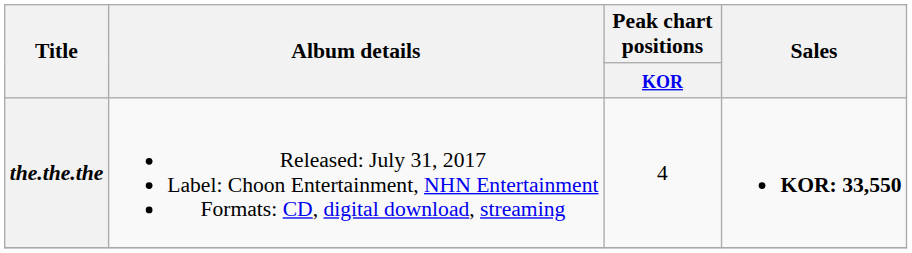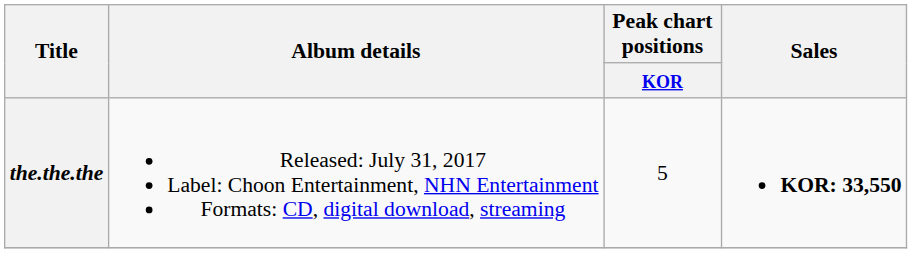(662, 172) 4 -> (662, 172) 5
